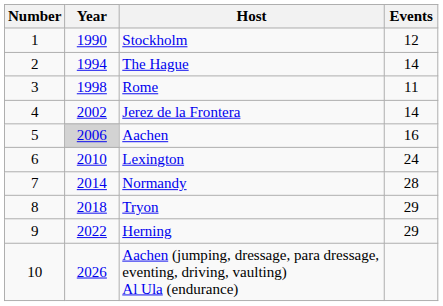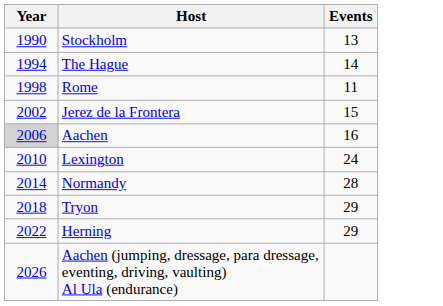- column: (35, 16)
(411, 40) 12 -> (351, 40) 13
(411, 111) 14 -> (351, 111) 15
